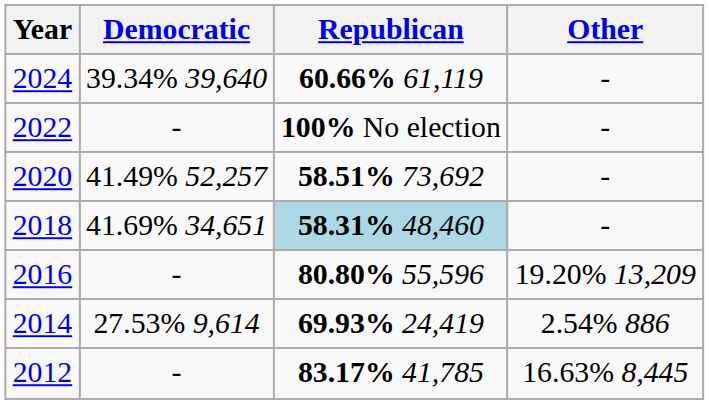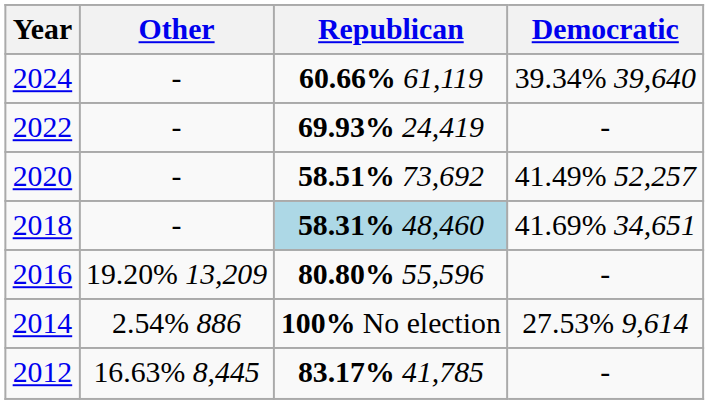columns swapped: (177, 29) <-> (605, 29)
(391, 127) 100% No election -> (391, 127) 69.93% 24,419
(391, 323) 69.93% 24,419 -> (391, 323) 100% No election
